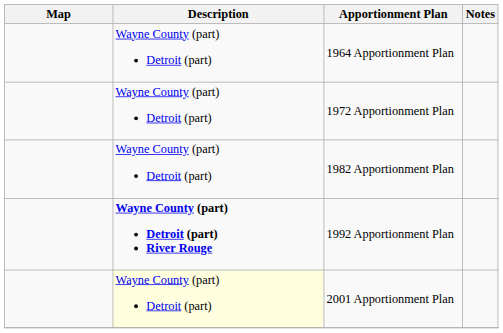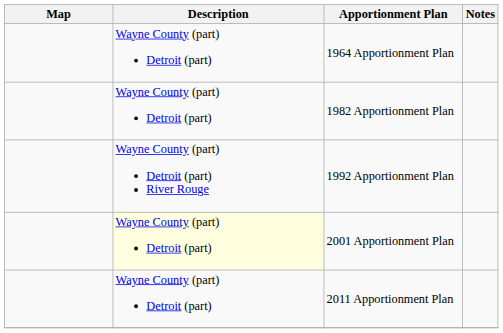- row: (390, 111)
(218, 228) bold -> (218, 170) normal
+ row: (390, 299)
